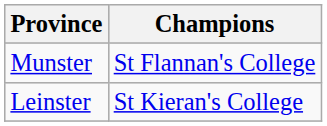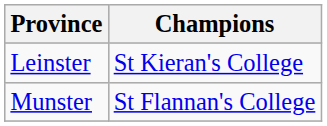rows swapped: (51, 101) <-> (51, 62)
